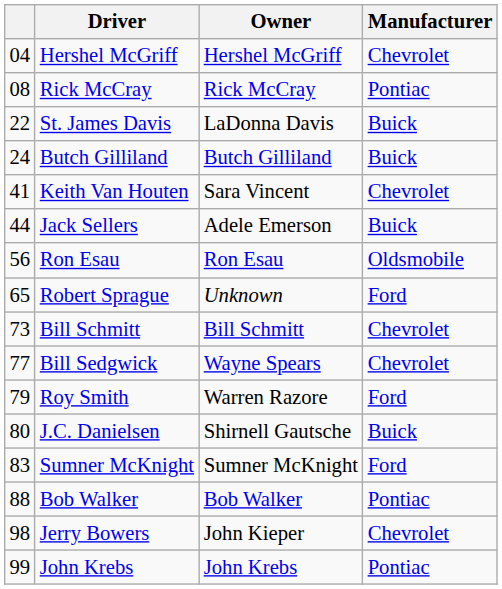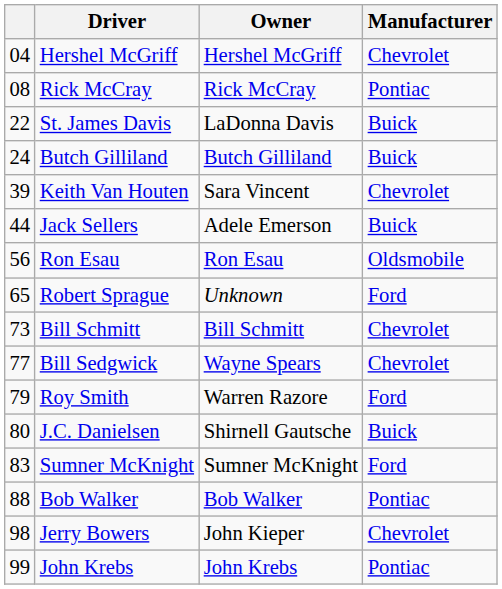(20, 192) 41 -> (20, 192) 39
